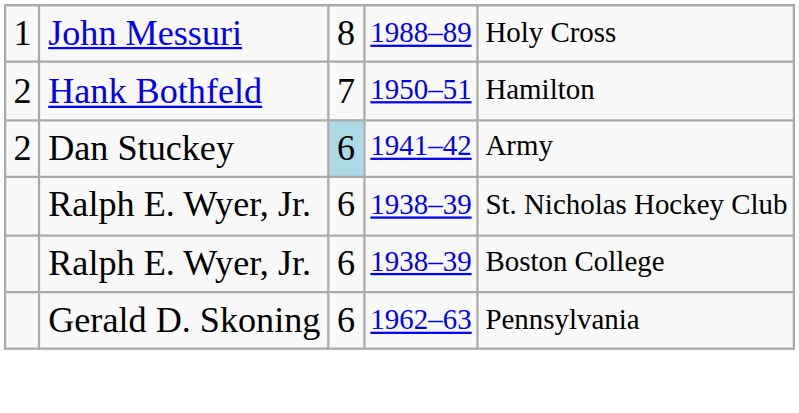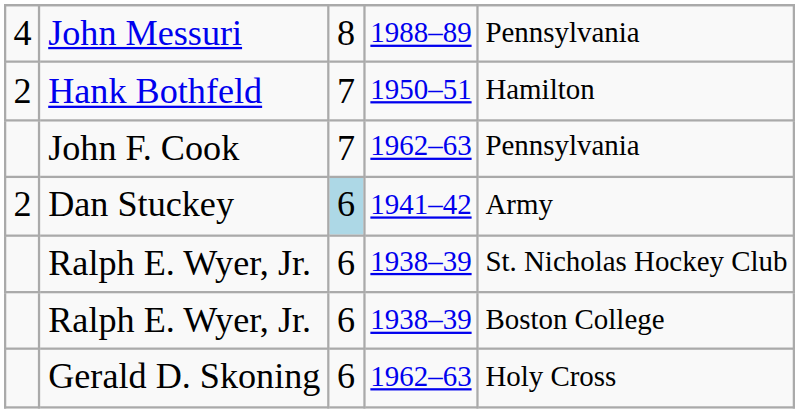(23, 33) 1 -> (23, 33) 4
(551, 33) Holy Cross -> (563, 33) Pennsylvania
+ row: (144, 147)
(563, 319) Pennsylvania -> (551, 377) Holy Cross
